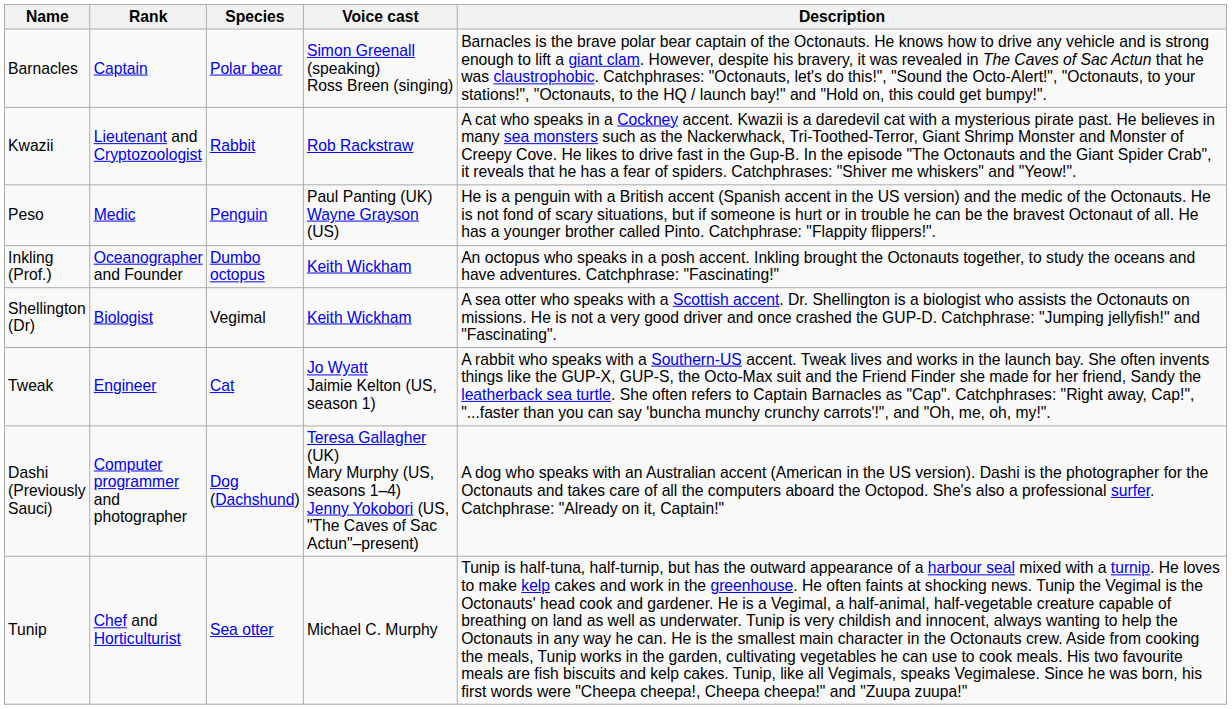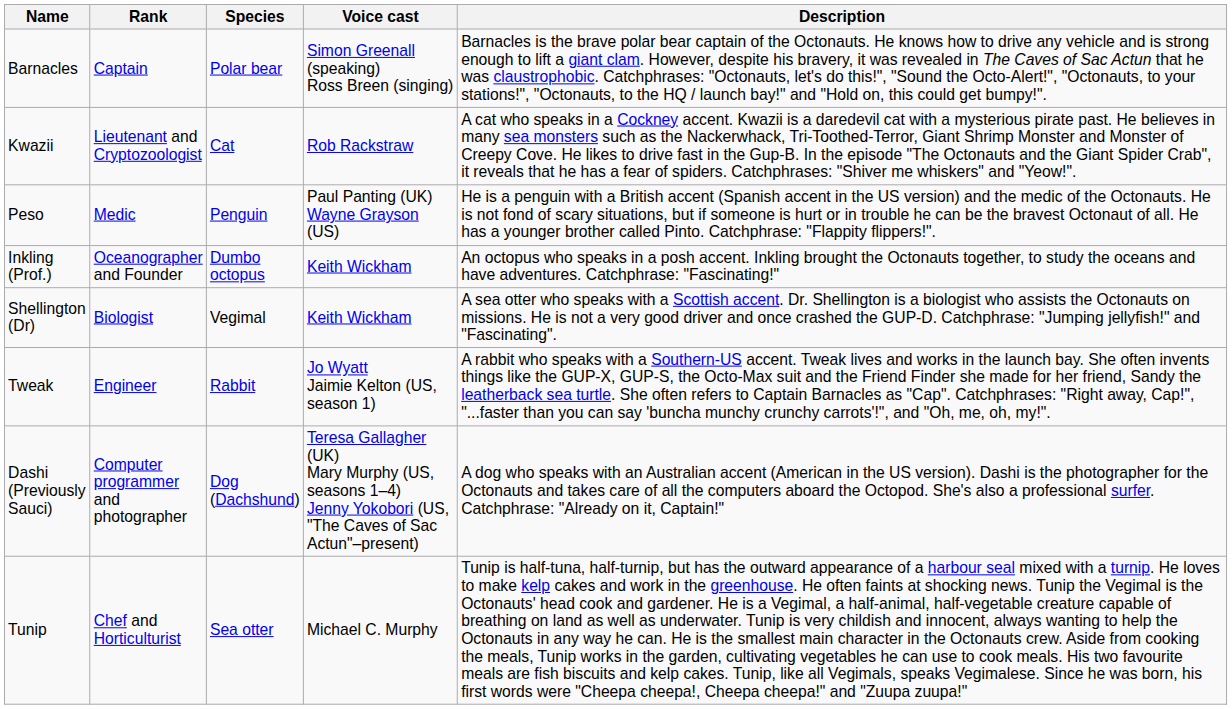(233, 146) Rabbit -> (222, 146) Cat
(222, 386) Cat -> (233, 386) Rabbit
